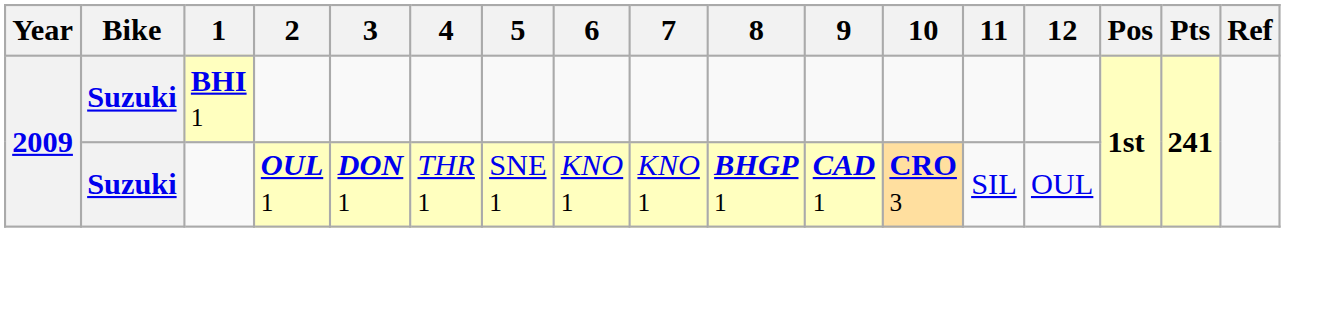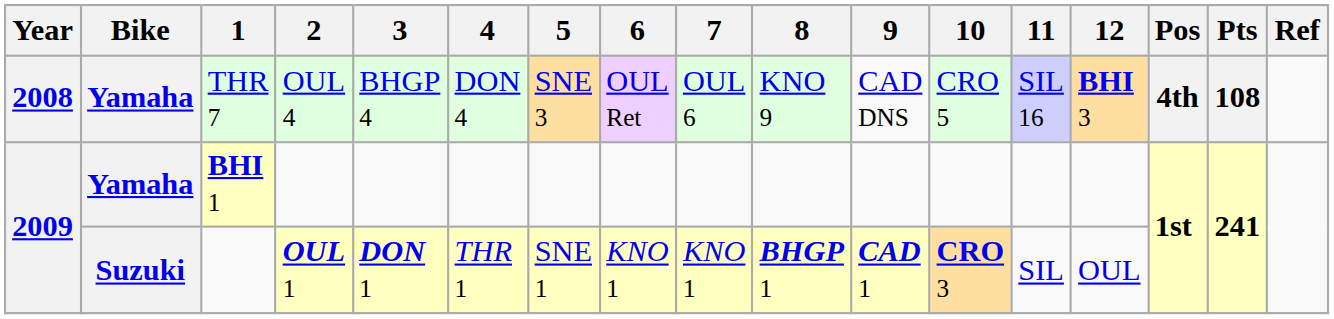+ row: (238, 97)
(132, 97) Suzuki -> (140, 183) Yamaha
